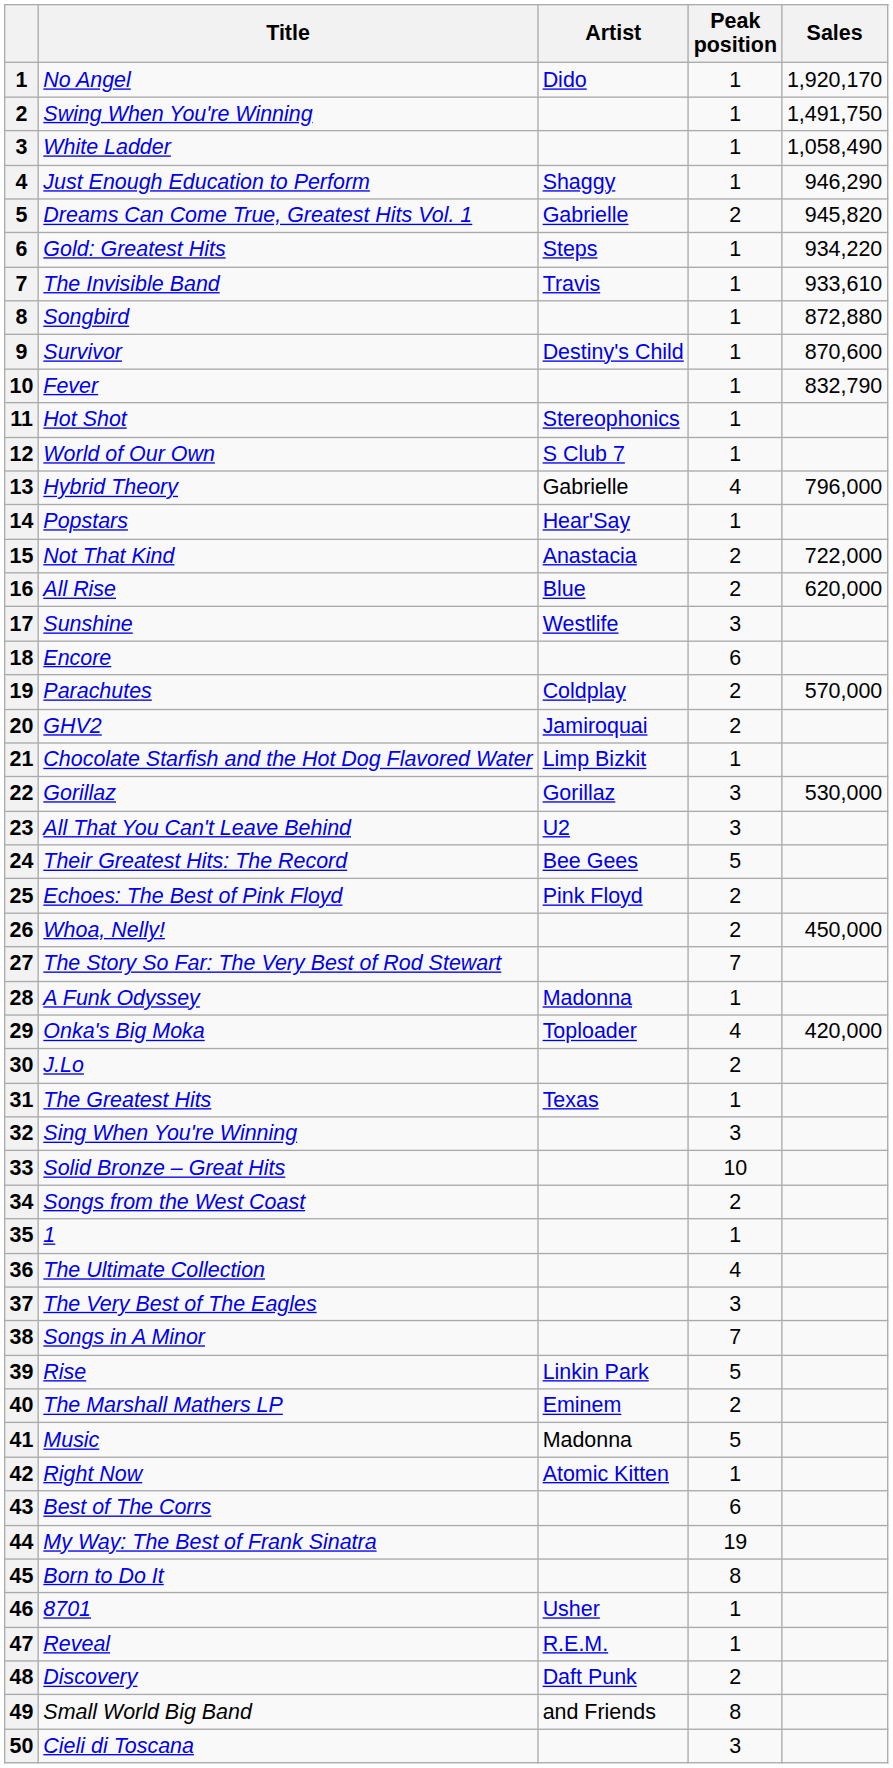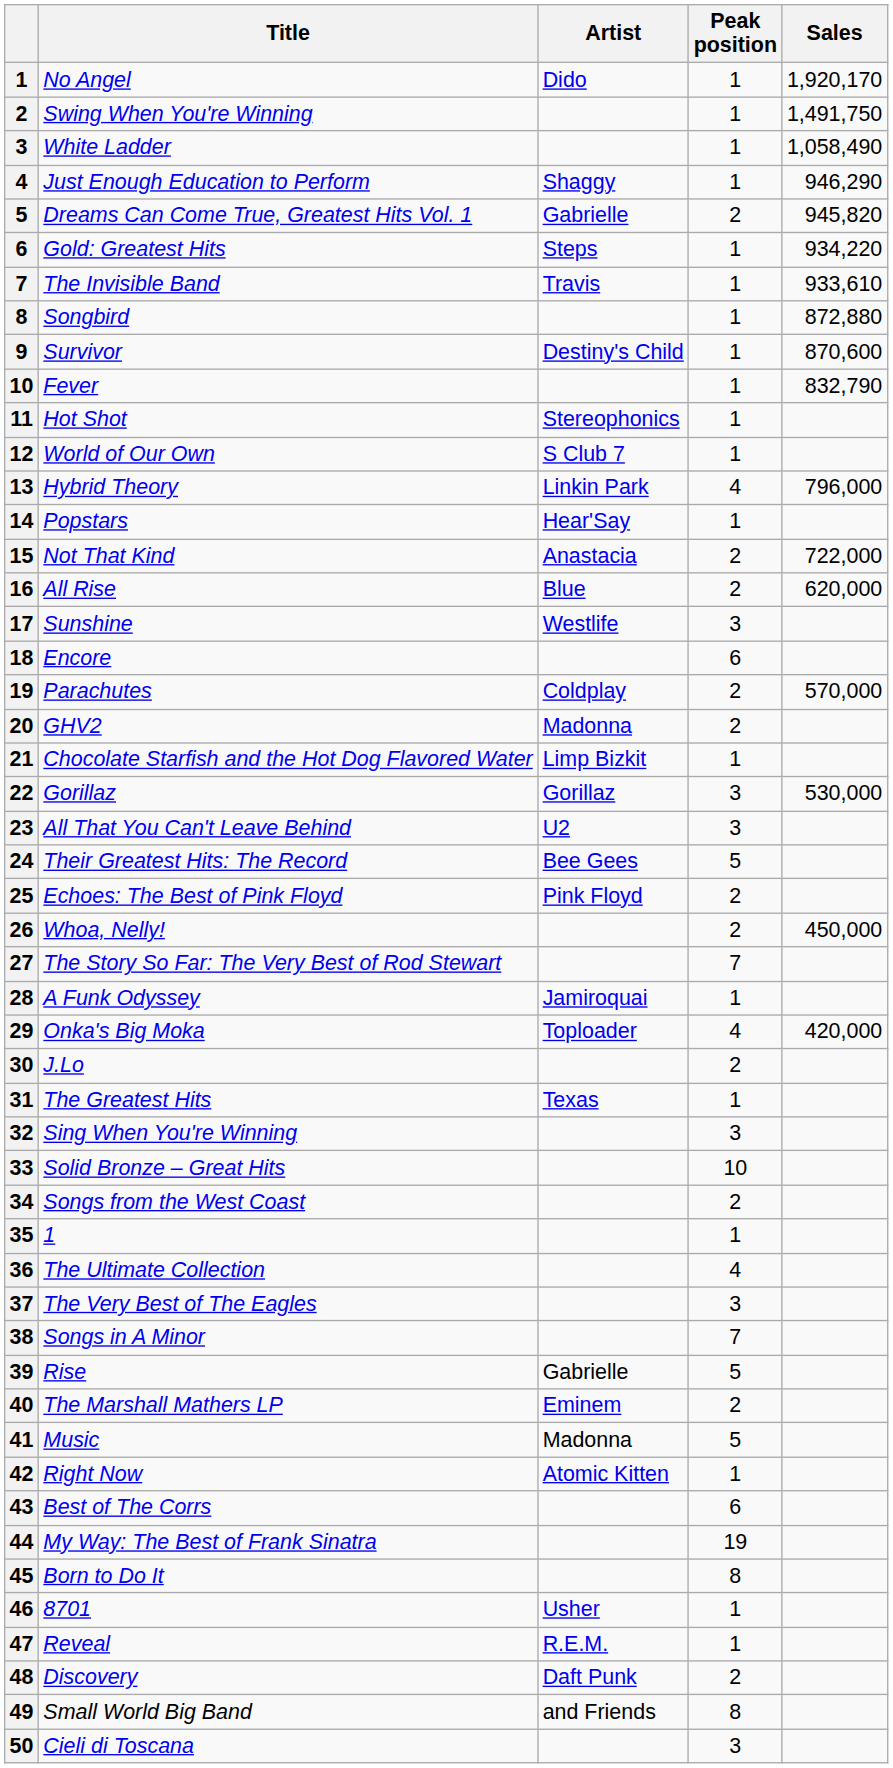(586, 487) Gabrielle -> (596, 487) Linkin Park
(595, 725) Jamiroquai -> (587, 725) Madonna
(587, 997) Madonna -> (595, 997) Jamiroquai
(596, 1371) Linkin Park -> (586, 1371) Gabrielle
